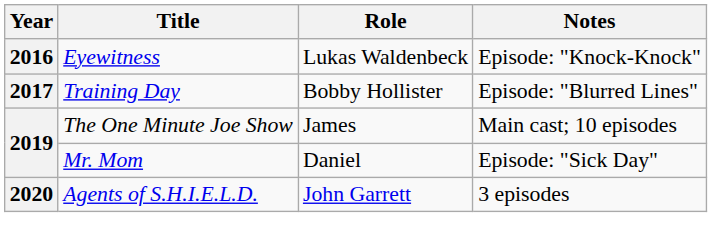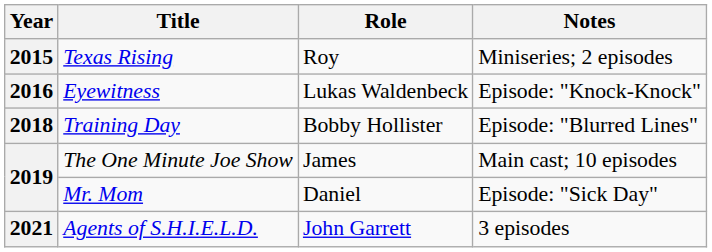+ row: (118, 56)
(31, 90) 2017 -> (31, 125) 2018
(31, 194) 2020 -> (31, 228) 2021
